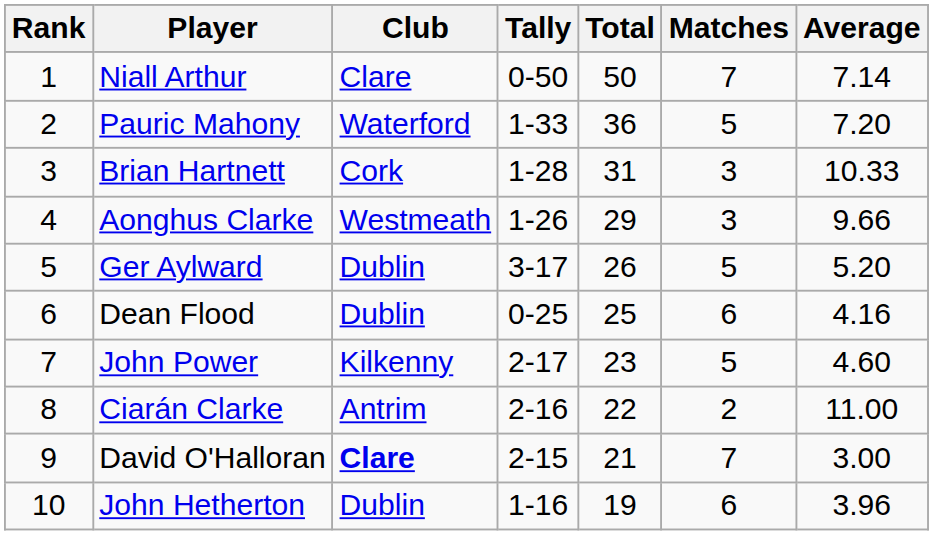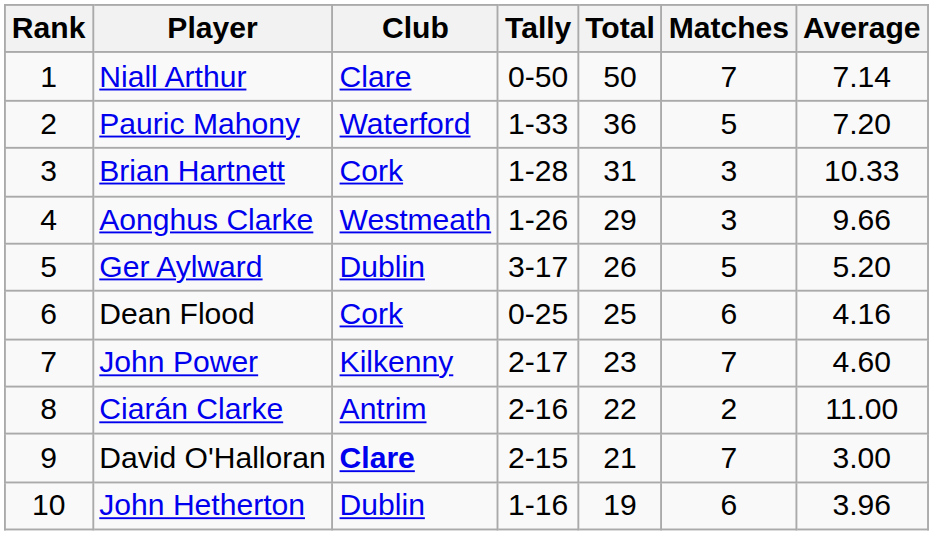(382, 314) Dublin -> (371, 314) Cork
(729, 362) 5 -> (729, 362) 7
